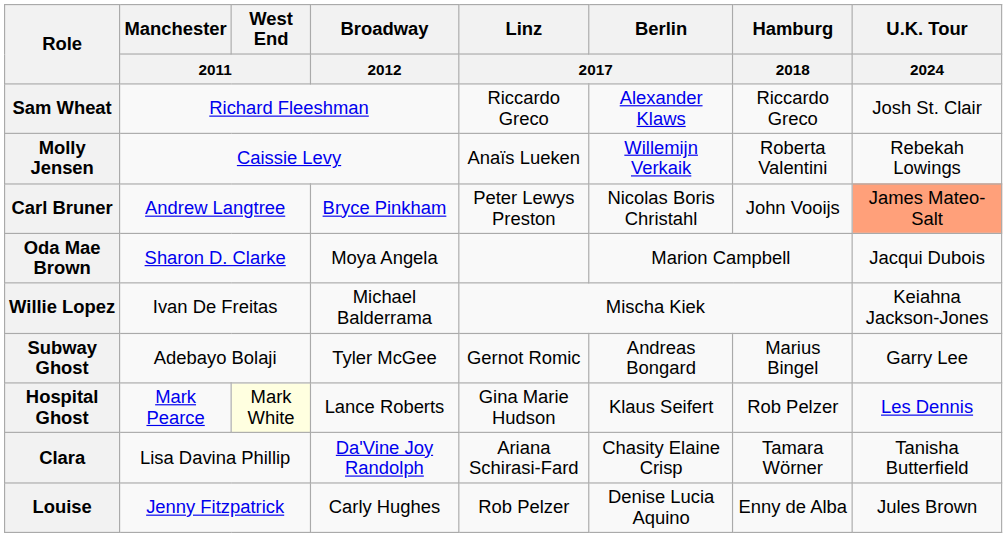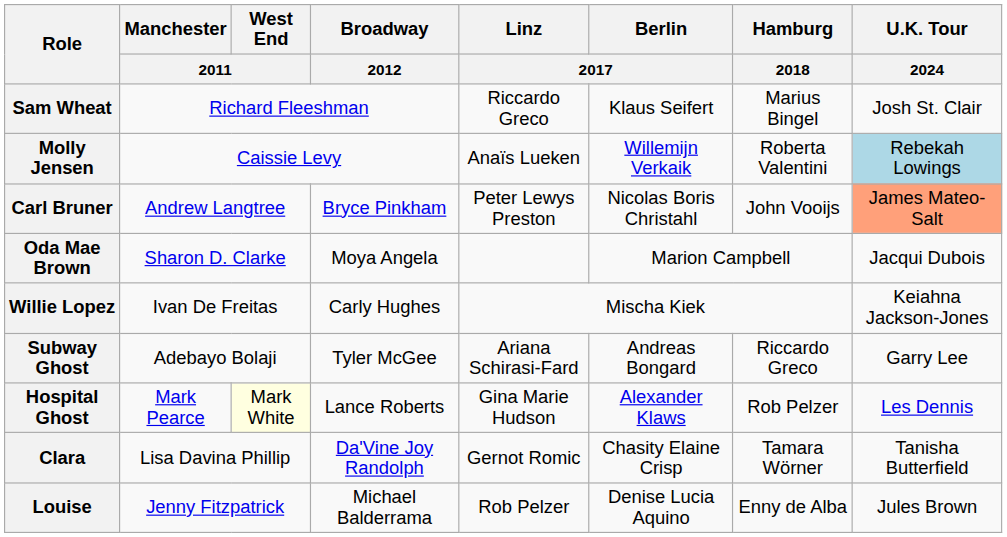(661, 108) Alexander Klaws -> (661, 108) Klaus Seifert
(793, 108) Riccardo Greco -> (793, 108) Marius Bingel
(927, 158) no background -> (927, 158) lightblue background
(384, 308) Michael Balderrama -> (384, 308) Carly Hughes
(524, 357) Gernot Romic -> (524, 357) Ariana Schirasi-Fard
(793, 357) Marius Bingel -> (793, 357) Riccardo Greco
(661, 407) Klaus Seifert -> (661, 407) Alexander Klaws
(524, 457) Ariana Schirasi-Fard -> (524, 457) Gernot Romic
(384, 507) Carly Hughes -> (384, 507) Michael Balderrama
